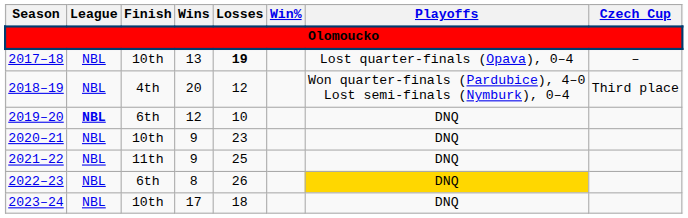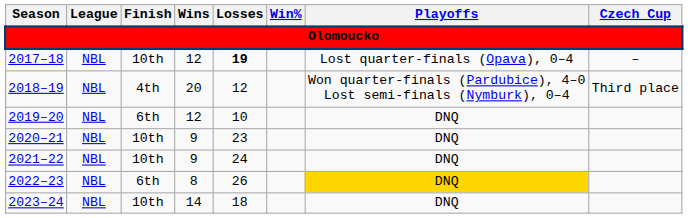(194, 60) 13 -> (194, 60) 12
(94, 118) bold -> (94, 118) normal
(148, 161) 11th -> (148, 161) 10th
(240, 161) 25 -> (240, 161) 24
(194, 203) 17 -> (194, 203) 14
